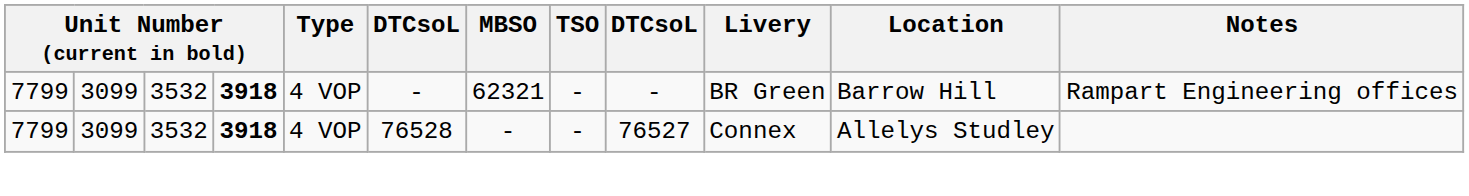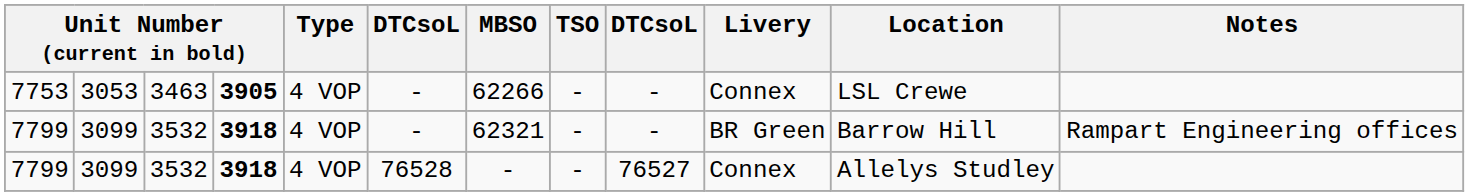+ row: (40, 92)
